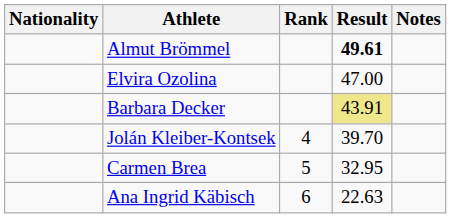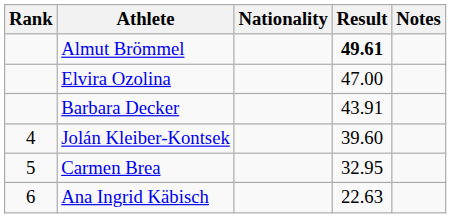columns swapped: (306, 19) <-> (54, 19)
(362, 108) khaki background -> (362, 108) no background
(362, 138) 39.70 -> (362, 138) 39.60
